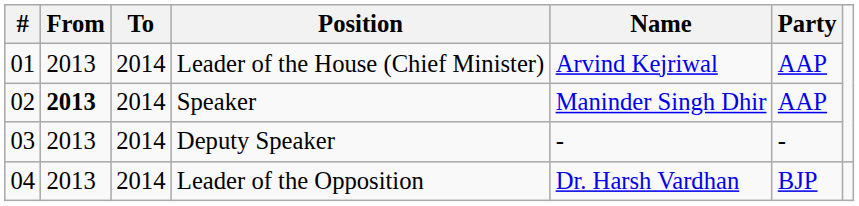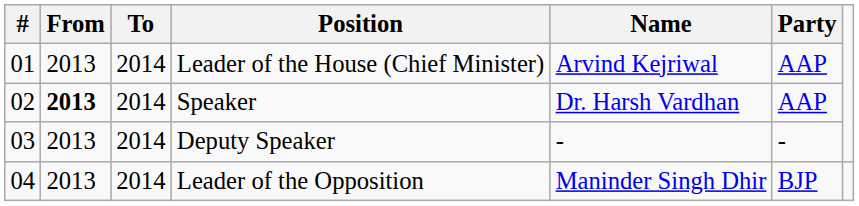(661, 102) Maninder Singh Dhir -> (647, 102) Dr. Harsh Vardhan
(647, 180) Dr. Harsh Vardhan -> (661, 180) Maninder Singh Dhir
